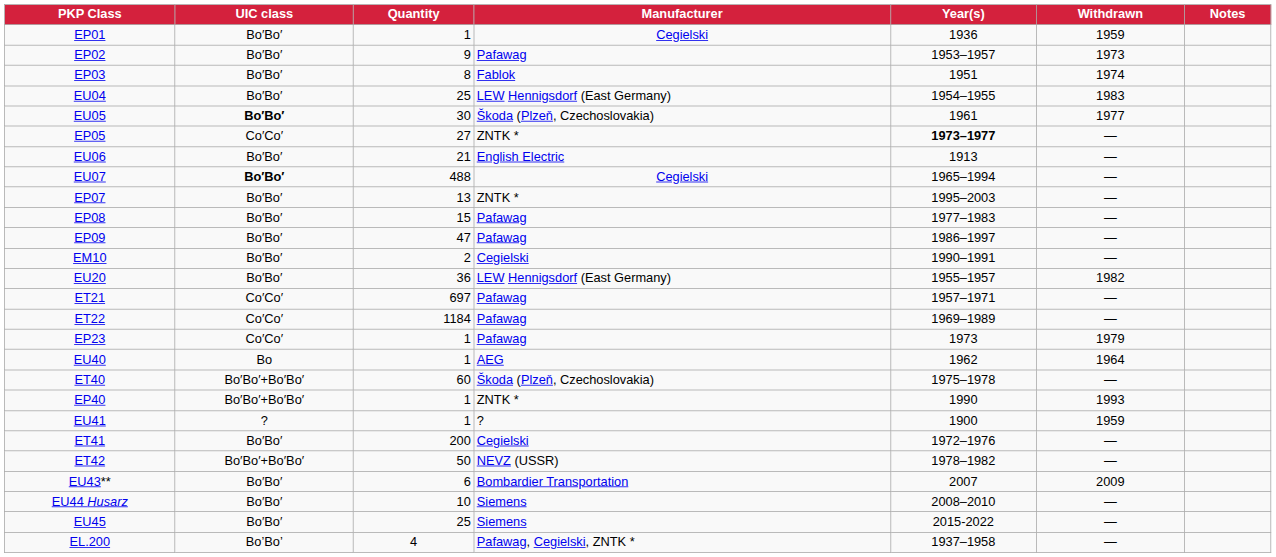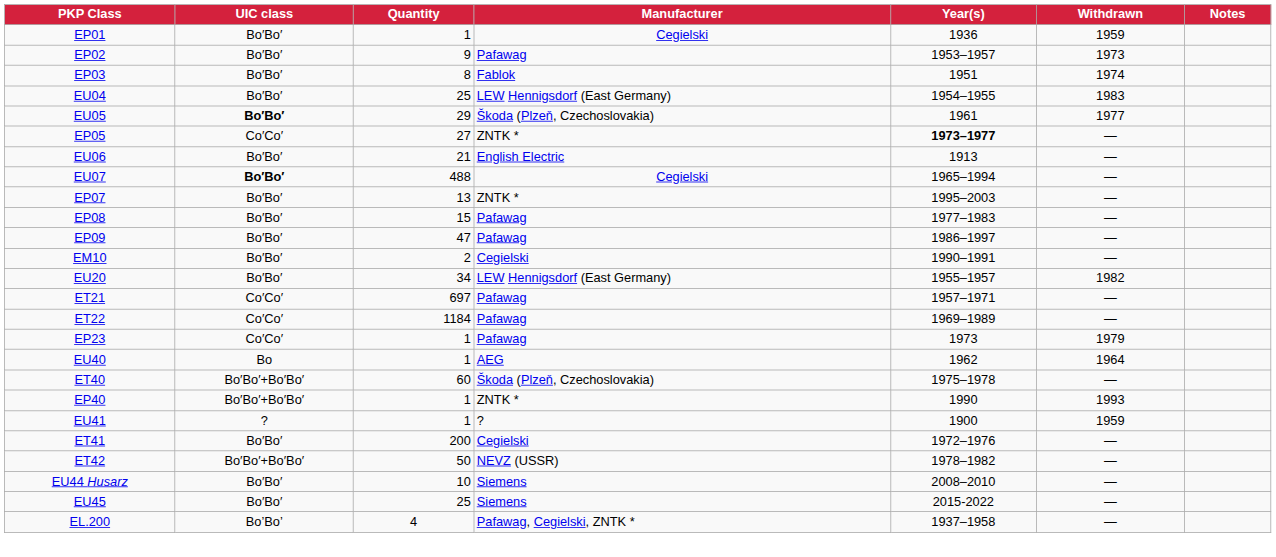(464, 116) 30 -> (464, 116) 29
(464, 278) 36 -> (464, 278) 34
- row: (90, 481)
